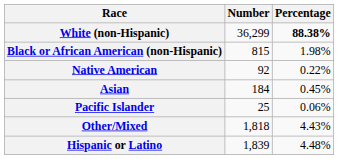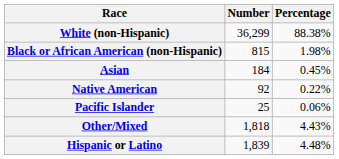(311, 32) bold -> (312, 32) normal
rows swapped: (115, 70) <-> (115, 88)
